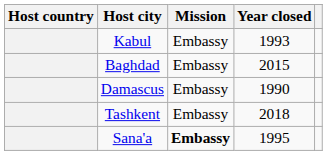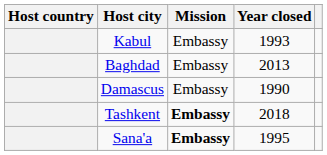(274, 65) 2015 -> (274, 65) 2013
(201, 114) normal -> (201, 114) bold
